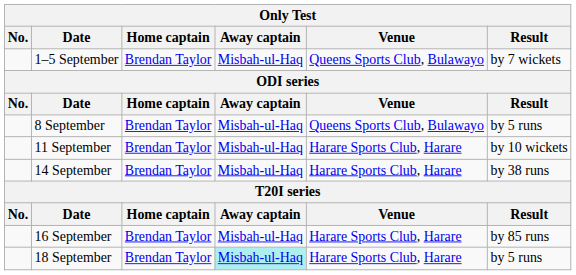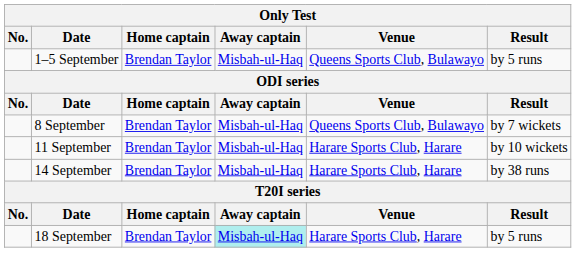(526, 59) by 7 wickets -> (516, 59) by 5 runs
(516, 125) by 5 runs -> (526, 125) by 7 wickets
- row: (73, 236)
